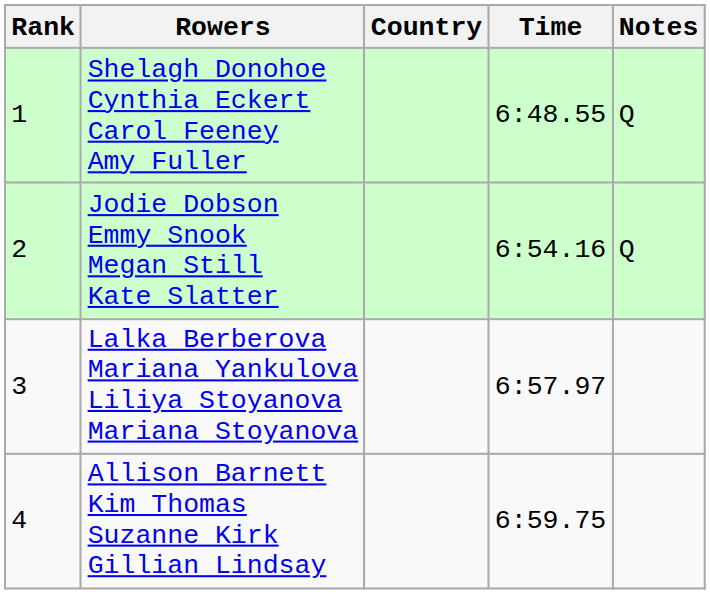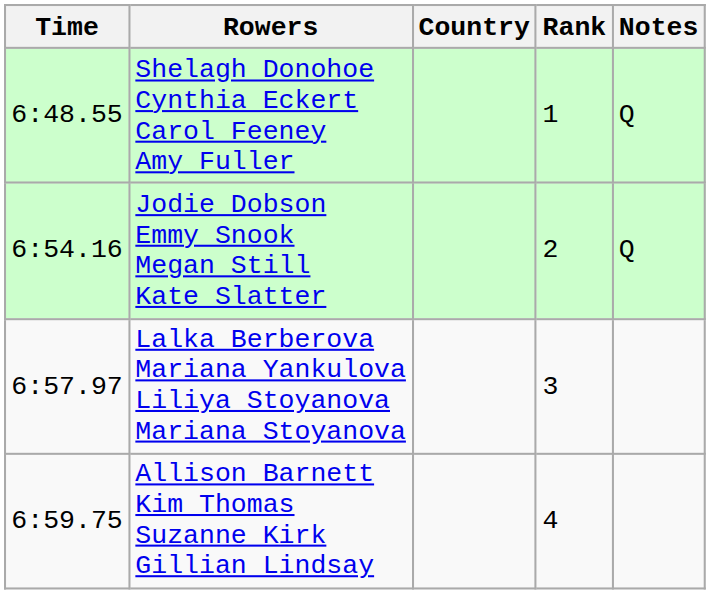columns swapped: (43, 27) <-> (551, 27)
